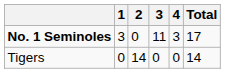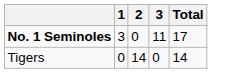- column: (176, 15)
